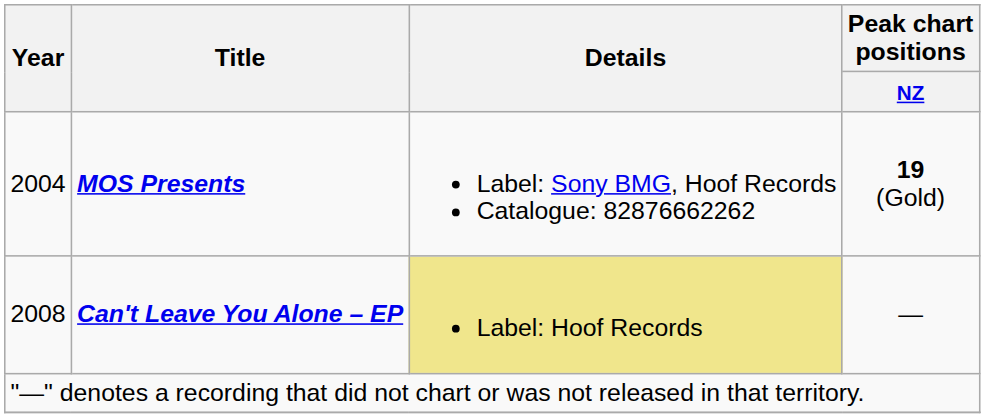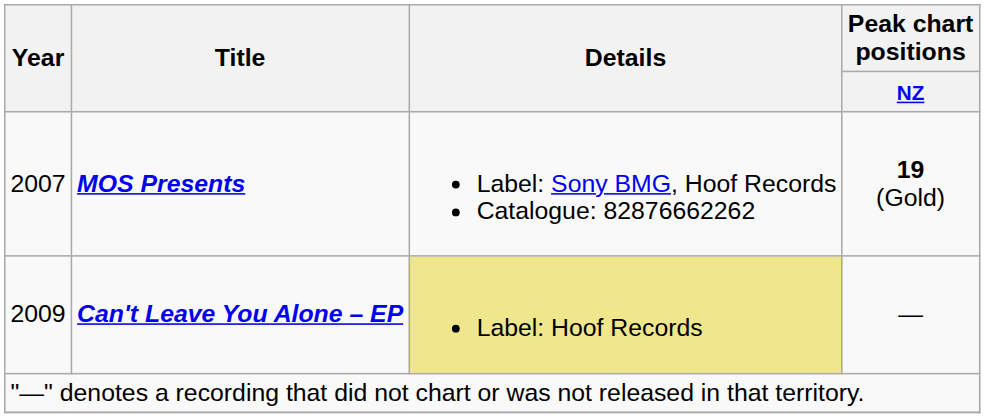(38, 183) 2004 -> (38, 183) 2007
(38, 314) 2008 -> (38, 314) 2009
